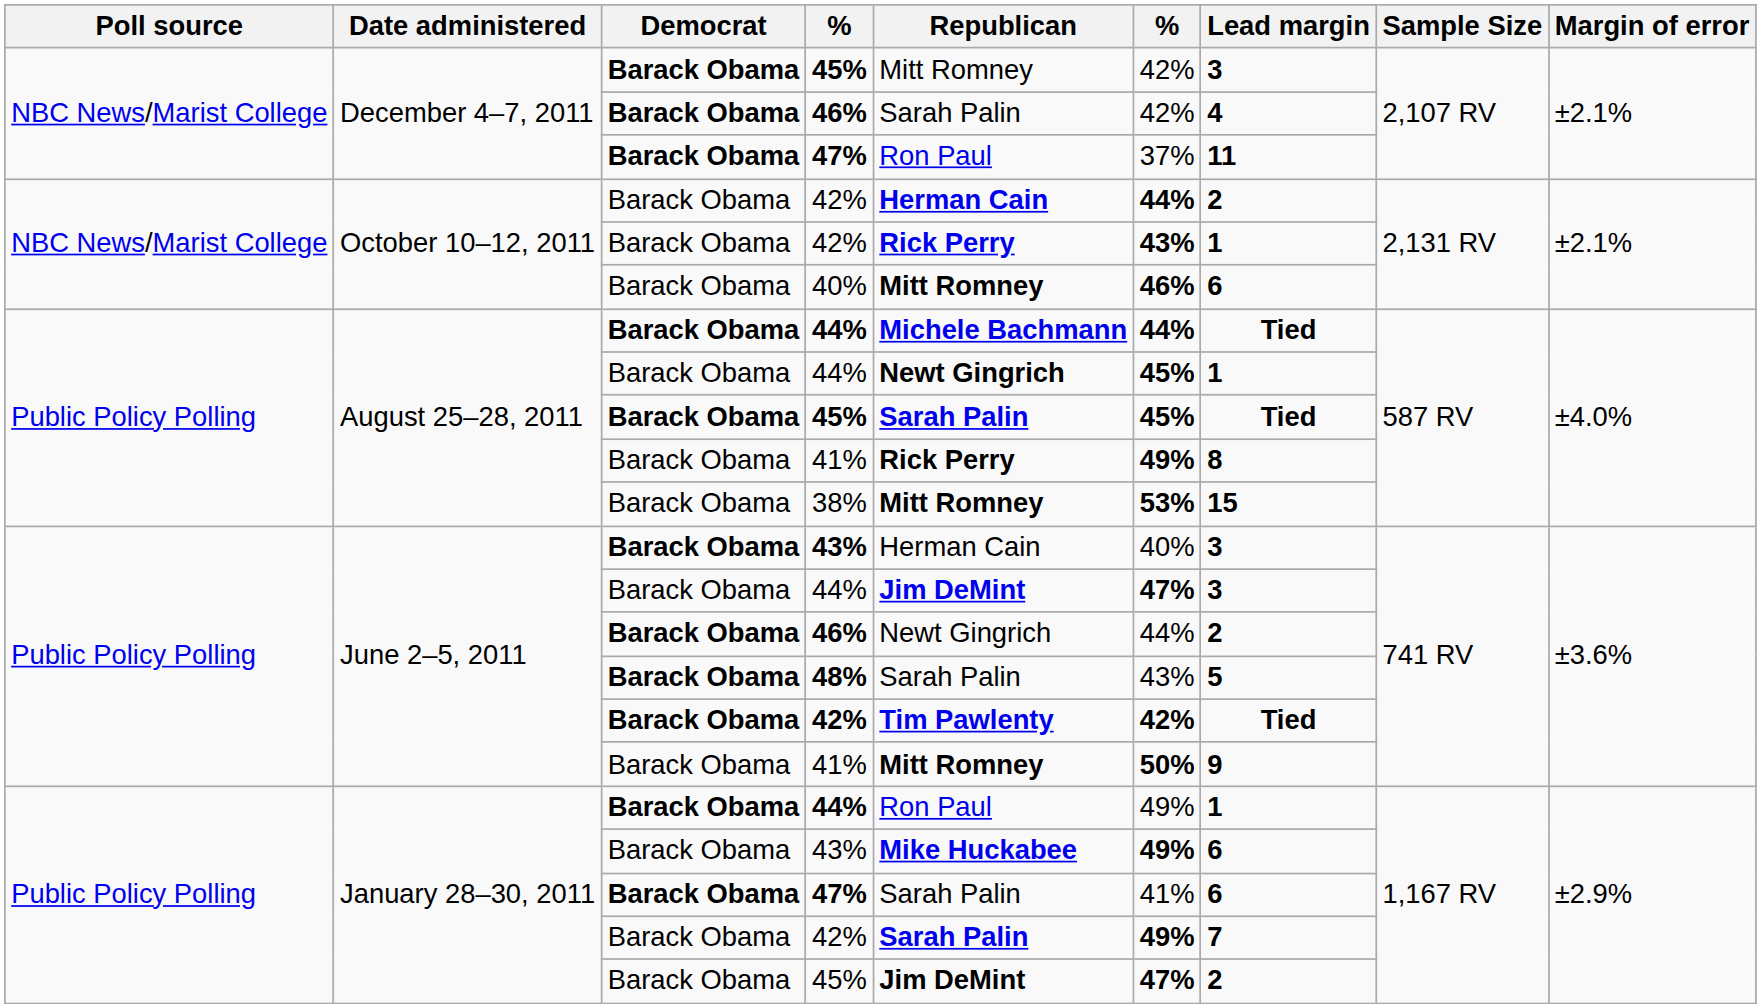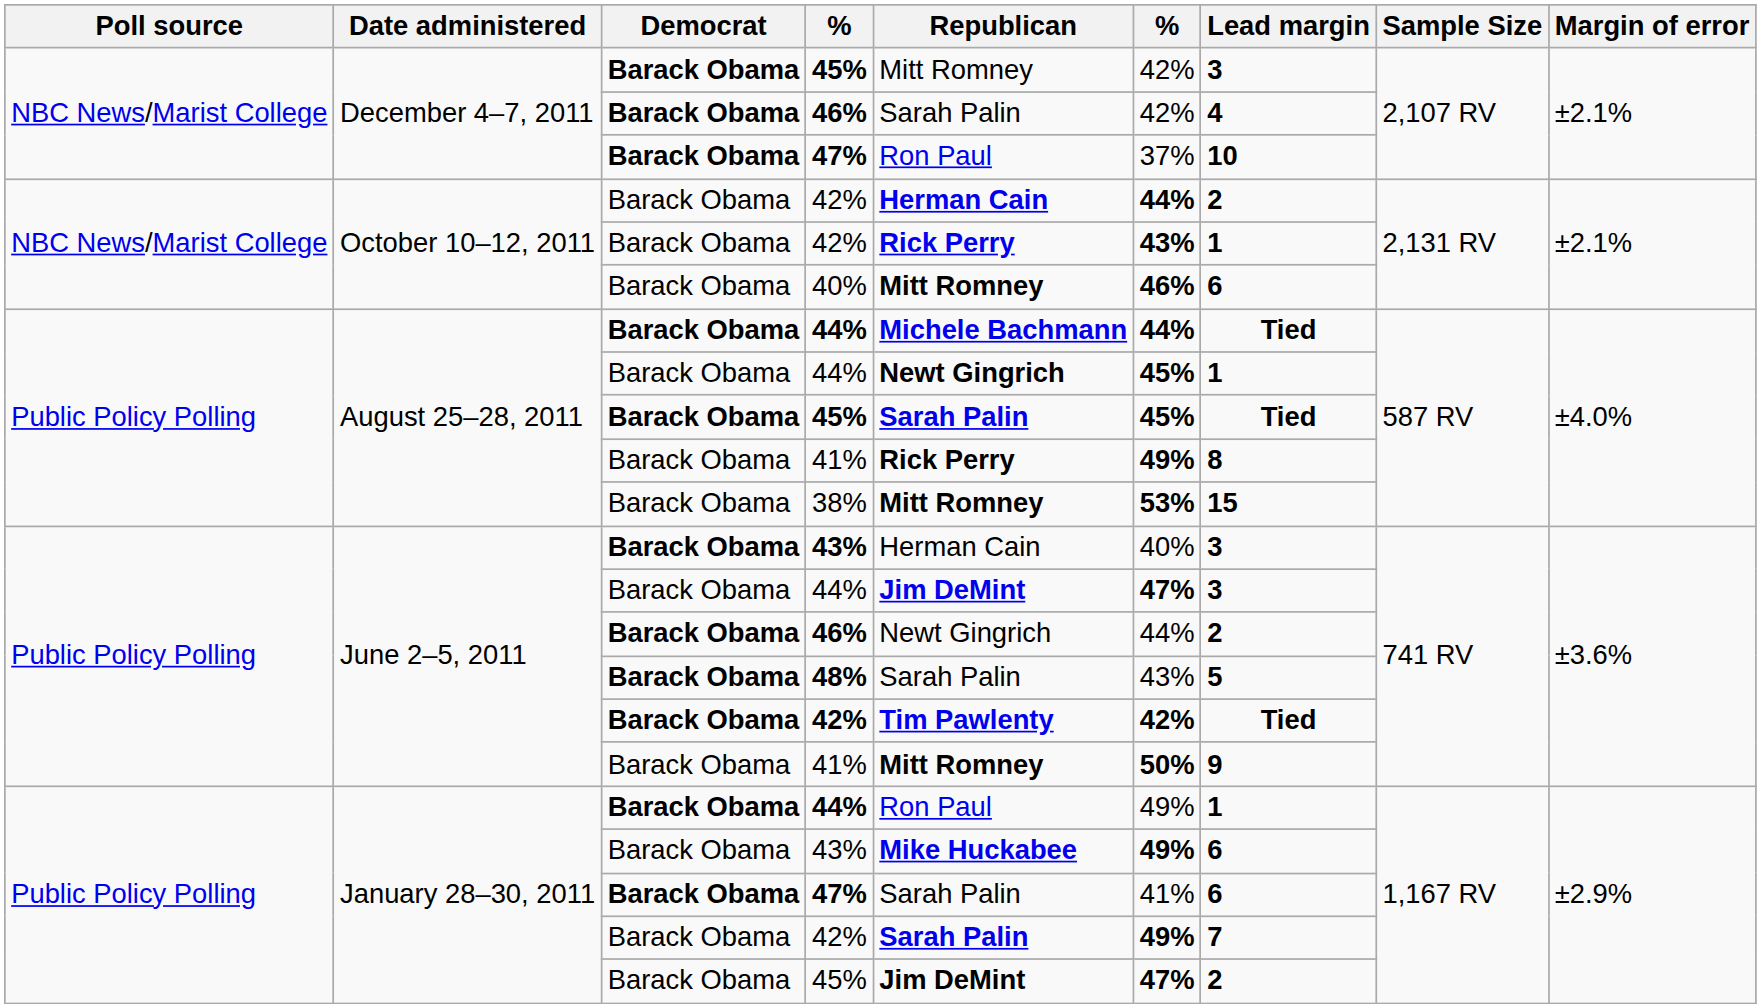(1222, 156) 11 -> (1222, 156) 10
